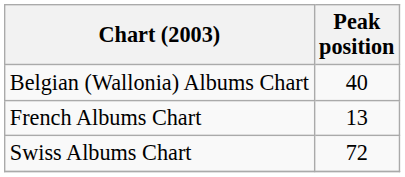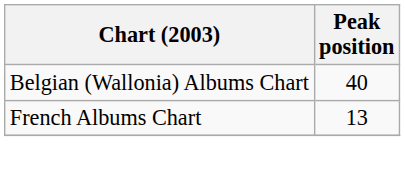- row: (101, 152)
